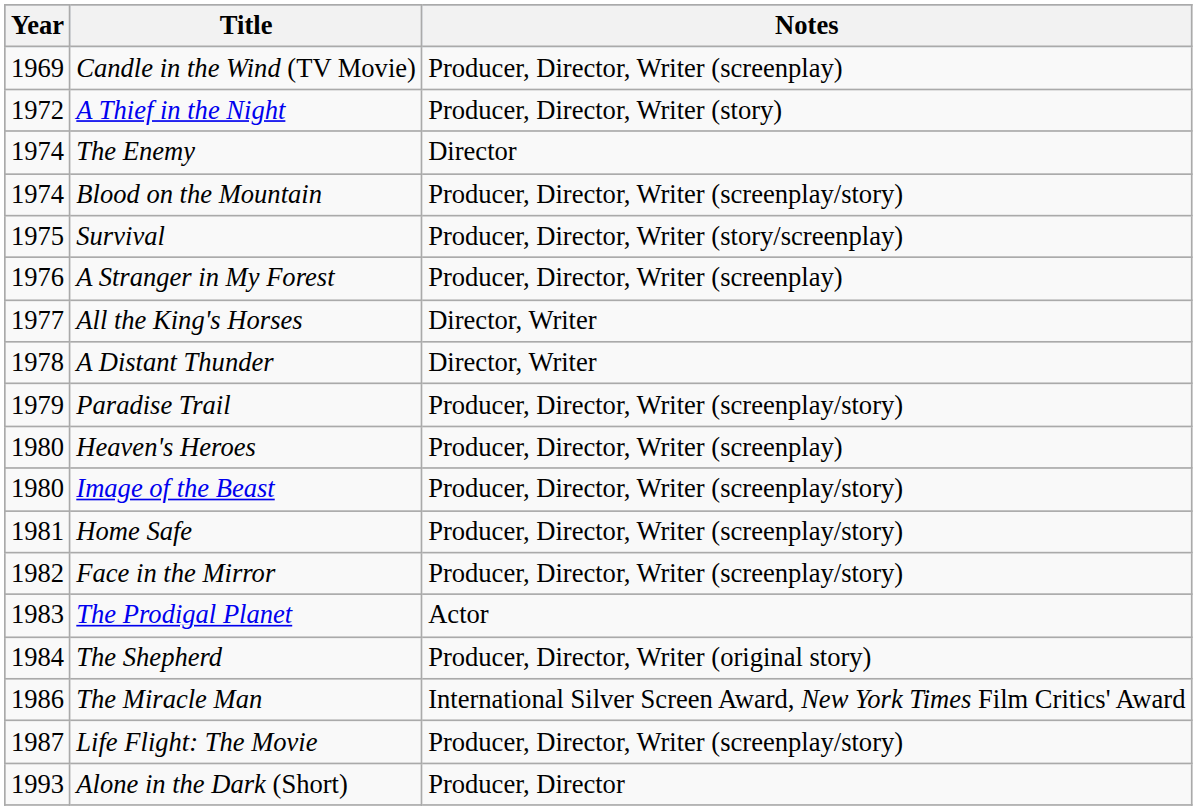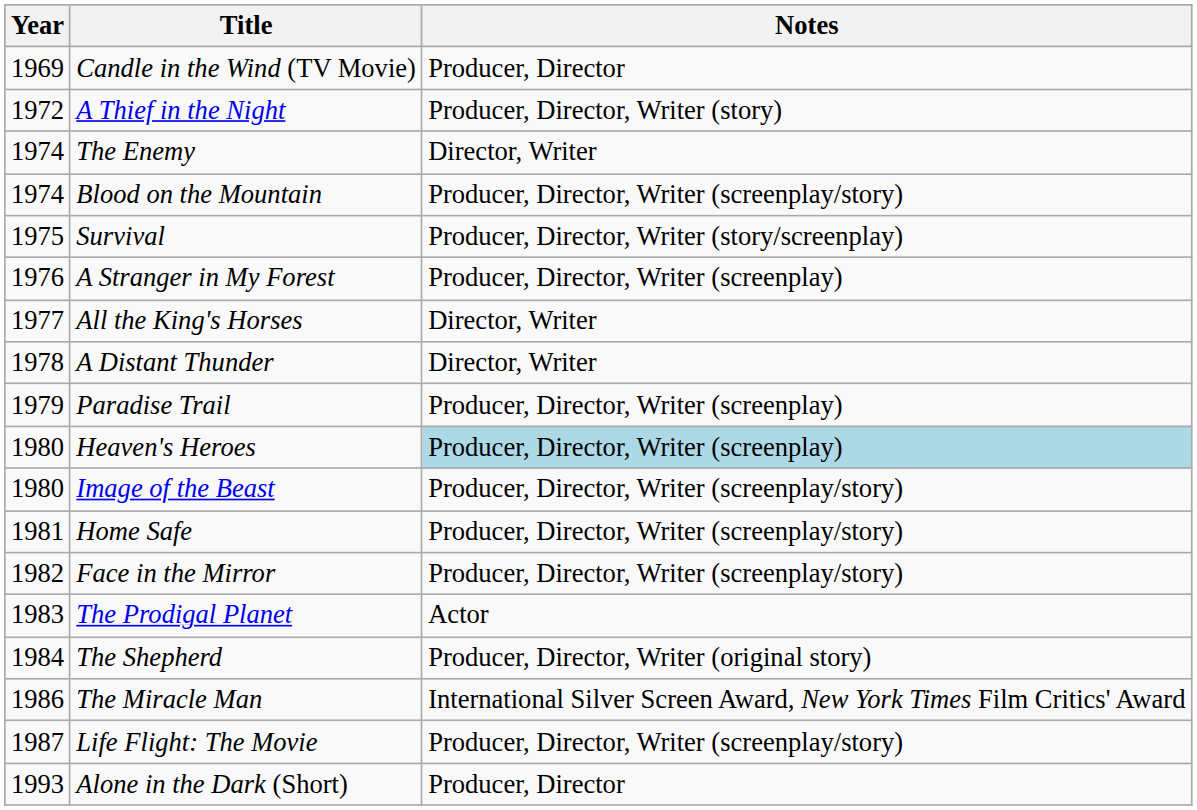(635, 67) Producer, Director, Writer (screenplay) -> (526, 67) Producer, Director
(472, 151) Director -> (512, 151) Director, Writer
(666, 404) Producer, Director, Writer (screenplay/story) -> (635, 404) Producer, Director, Writer (screenplay)
(635, 446) no background -> (635, 446) lightblue background
